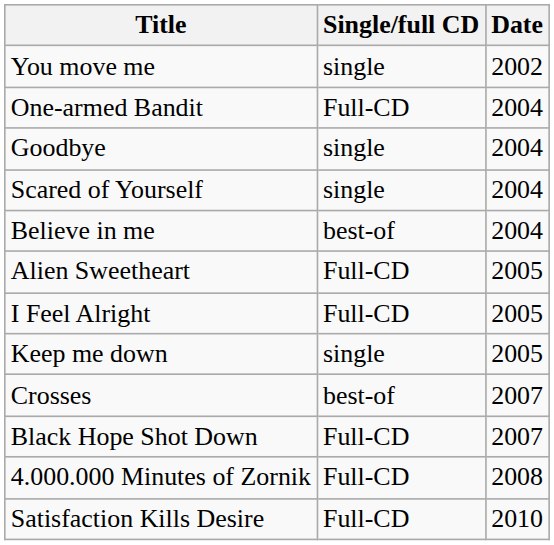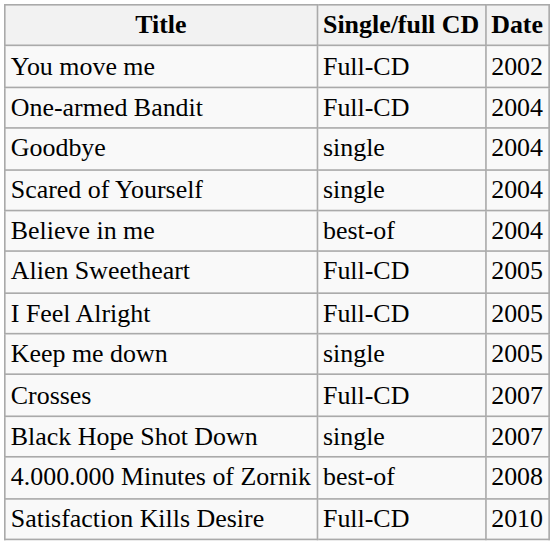(354, 66) single -> (366, 66) Full-CD
(359, 395) best-of -> (366, 395) Full-CD
(366, 436) Full-CD -> (354, 436) single
(366, 477) Full-CD -> (359, 477) best-of
